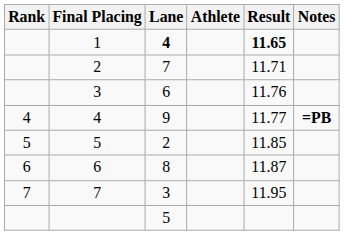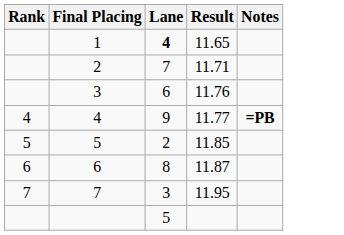- column: (215, 17)
(269, 42) bold -> (212, 42) normal
